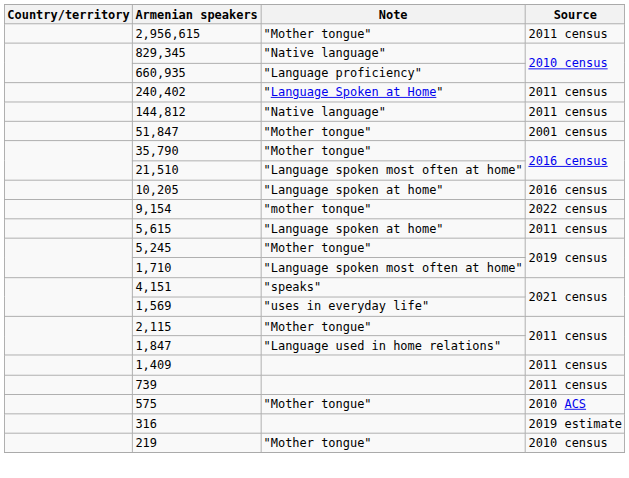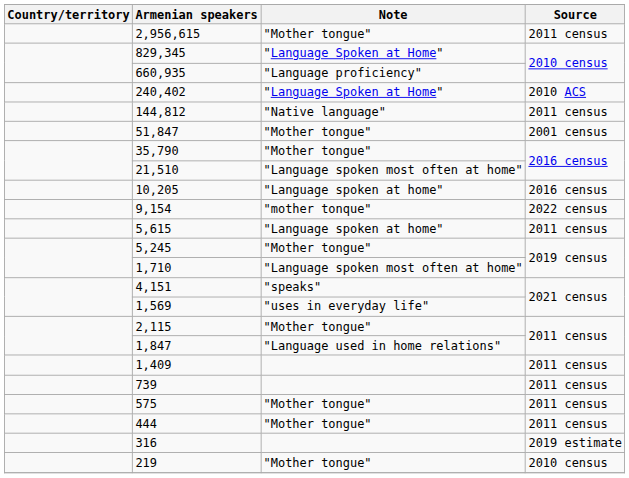(325, 53) "Native language" -> (354, 53) "Language Spoken at Home"
(568, 92) 2011 census -> (557, 92) 2010 ACS
(557, 404) 2010 ACS -> (568, 404) 2011 census
+ row: (146, 424)
